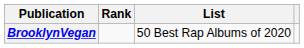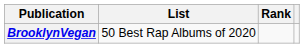columns swapped: (214, 14) <-> (116, 14)
